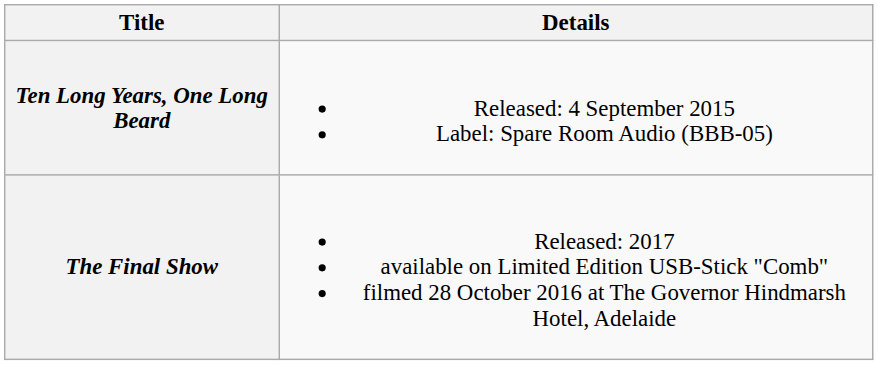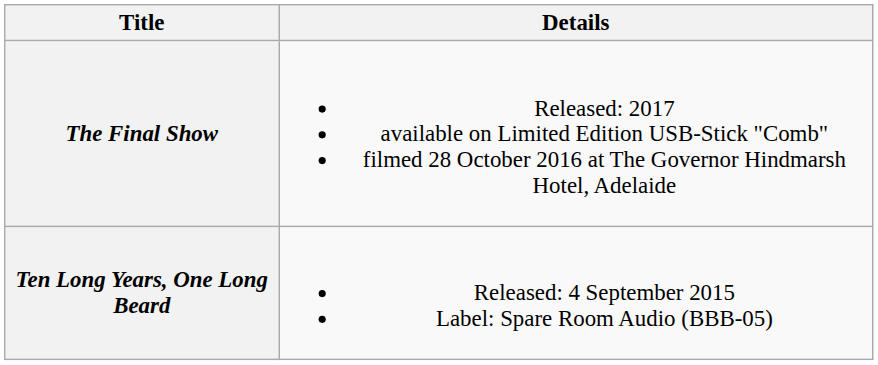rows swapped: (142, 107) <-> (142, 266)
